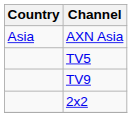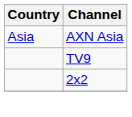- row: (78, 58)
